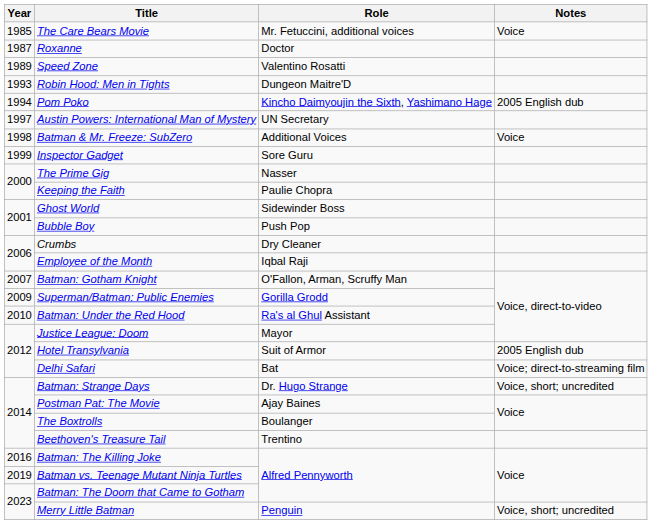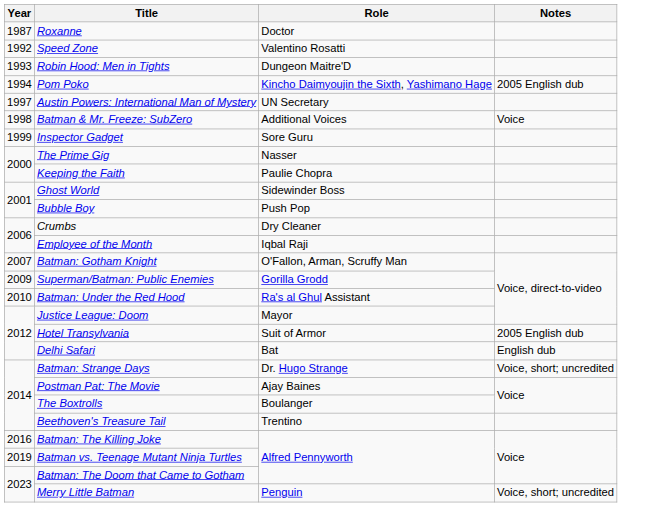- row: (93, 31)
(19, 66) 1989 -> (19, 48) 1992
(571, 368) Voice; direct-to-streaming film -> (526, 350) English dub
